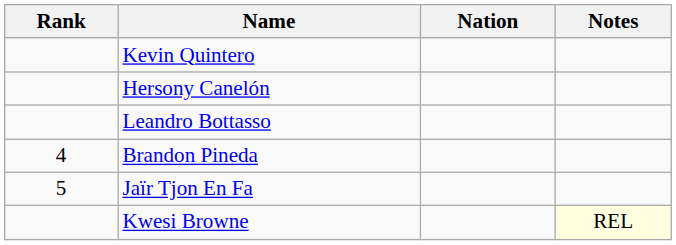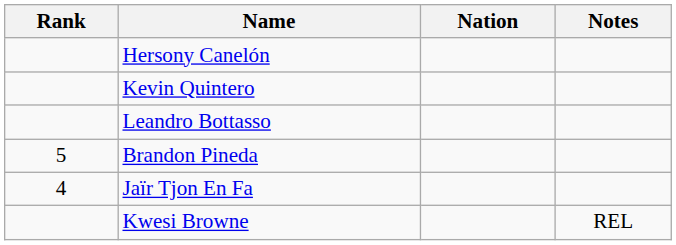rows swapped: (188, 54) <-> (196, 88)
(61, 155) 4 -> (61, 155) 5
(61, 188) 5 -> (61, 188) 4
(613, 222) lightyellow background -> (613, 222) no background
